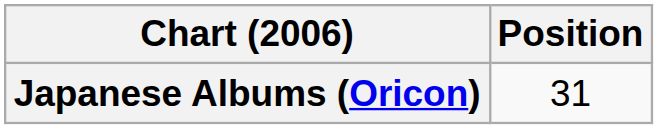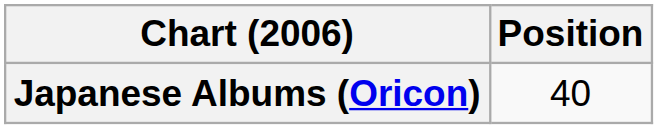(571, 92) 31 -> (571, 92) 40
